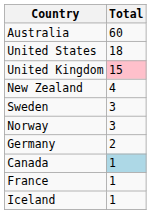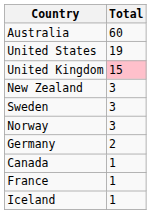(116, 51) 18 -> (116, 51) 19
(112, 88) 4 -> (112, 88) 3
(112, 163) lightblue background -> (112, 163) no background
